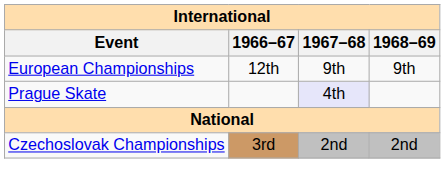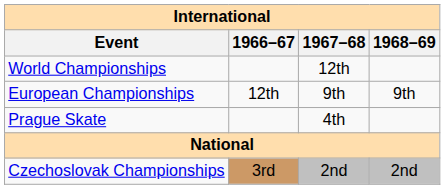+ row: (87, 68)
(334, 94) lavender background -> (334, 119) no background
